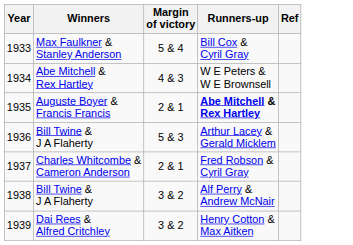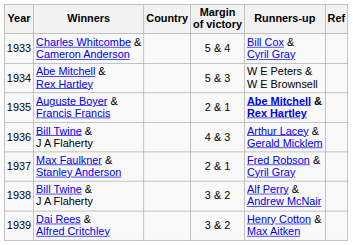+ column: (167, 19)
(79, 48) Max Faulkner & Stanley Anderson -> (89, 48) Charles Whitcombe & Cameron Anderson
(171, 78) 4 & 3 -> (218, 78) 5 & 3
(171, 137) 5 & 3 -> (218, 137) 4 & 3
(89, 166) Charles Whitcombe & Cameron Anderson -> (79, 166) Max Faulkner & Stanley Anderson
